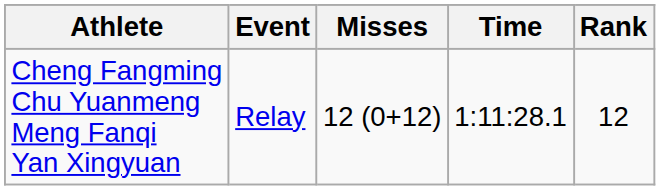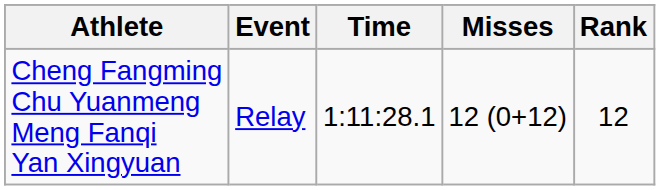columns swapped: (511, 27) <-> (382, 27)
